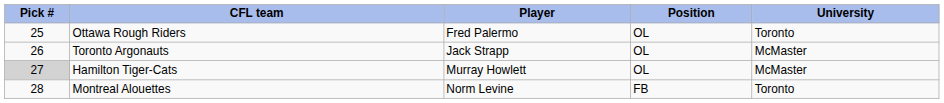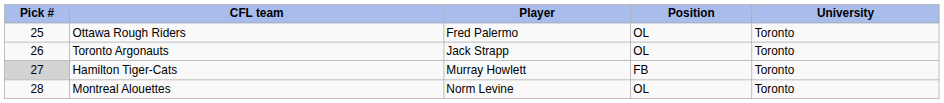(781, 51) McMaster -> (775, 51) Toronto
(641, 70) OL -> (641, 70) FB
(781, 70) McMaster -> (775, 70) Toronto
(641, 88) FB -> (641, 88) OL
